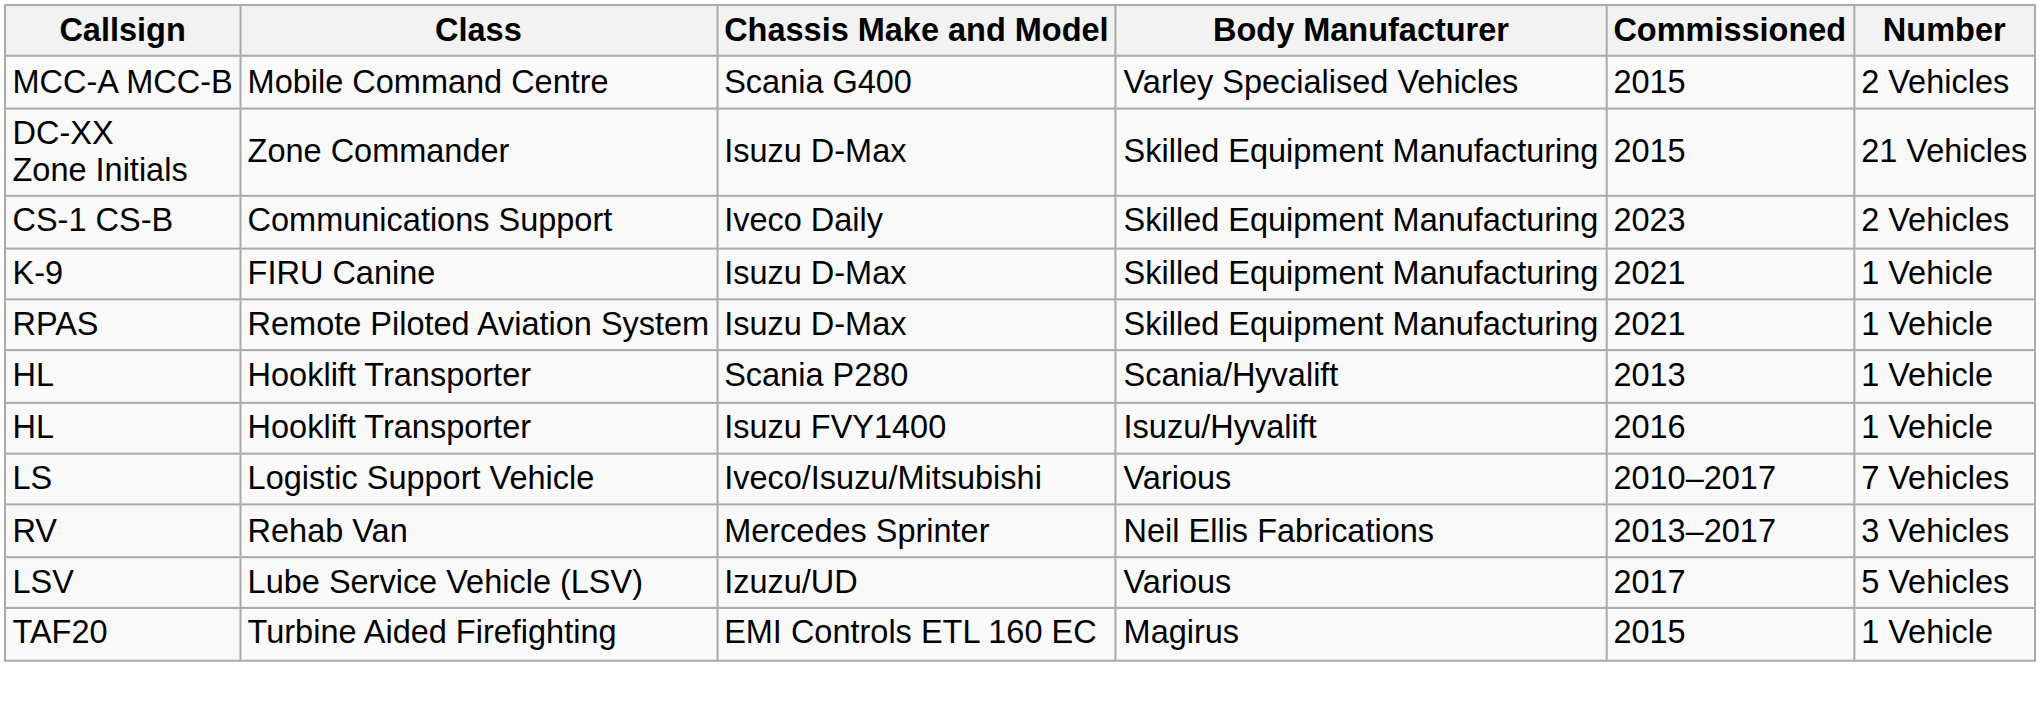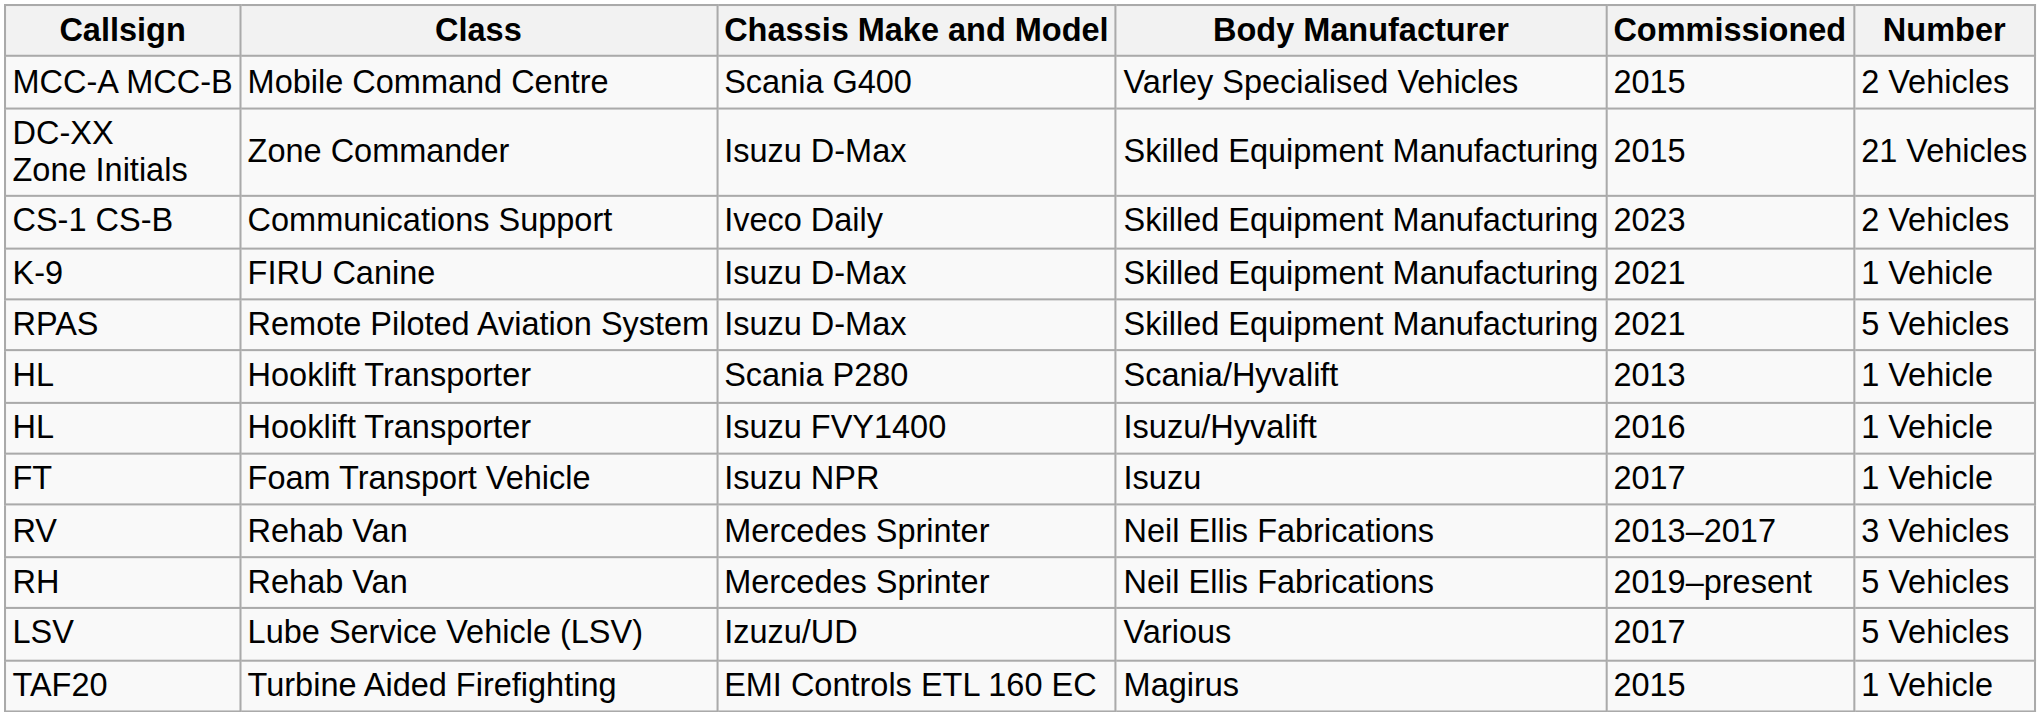(1927, 324) 1 Vehicle -> (1935, 324) 5 Vehicles
- row: (32, 478)
+ row: (32, 478)
+ row: (36, 581)
